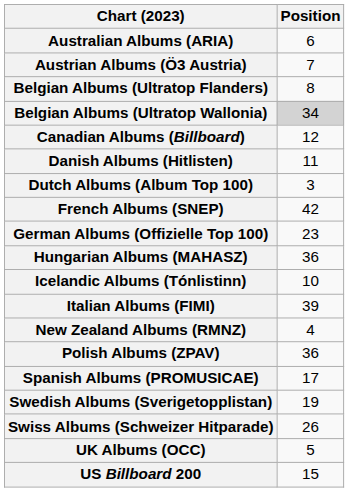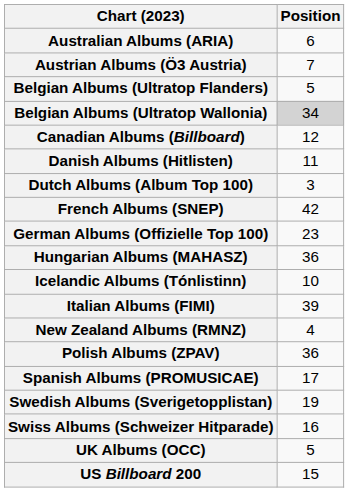(310, 88) 8 -> (310, 88) 5
(310, 426) 26 -> (310, 426) 16
